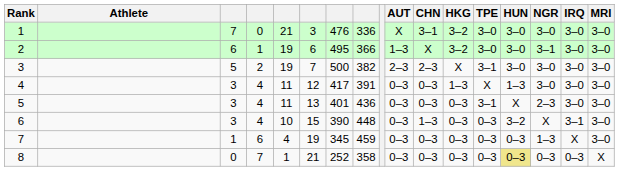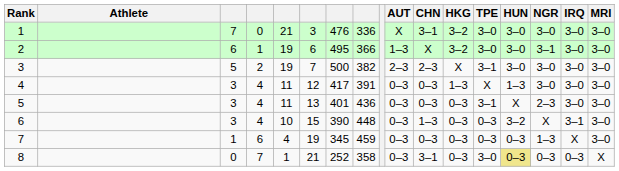(428, 157) 0–3 -> (428, 157) 3–1
(487, 157) 0–3 -> (487, 157) 3–0
